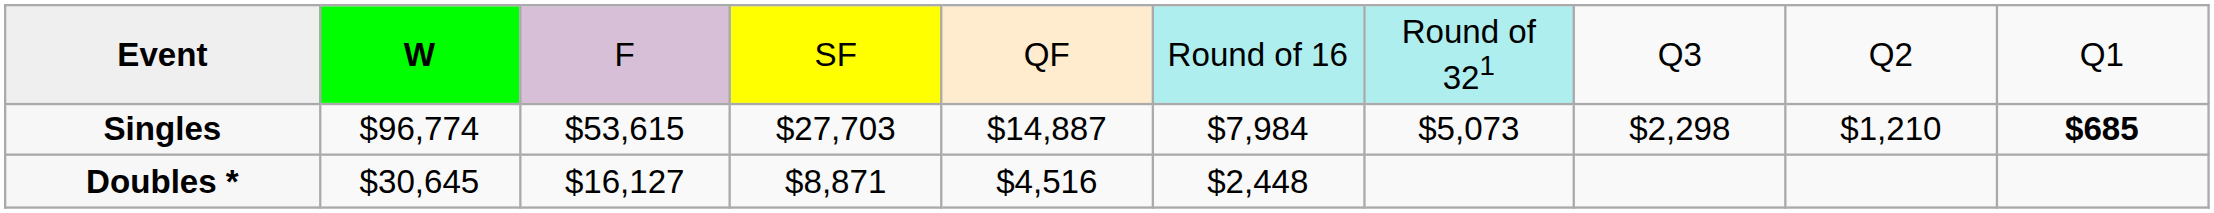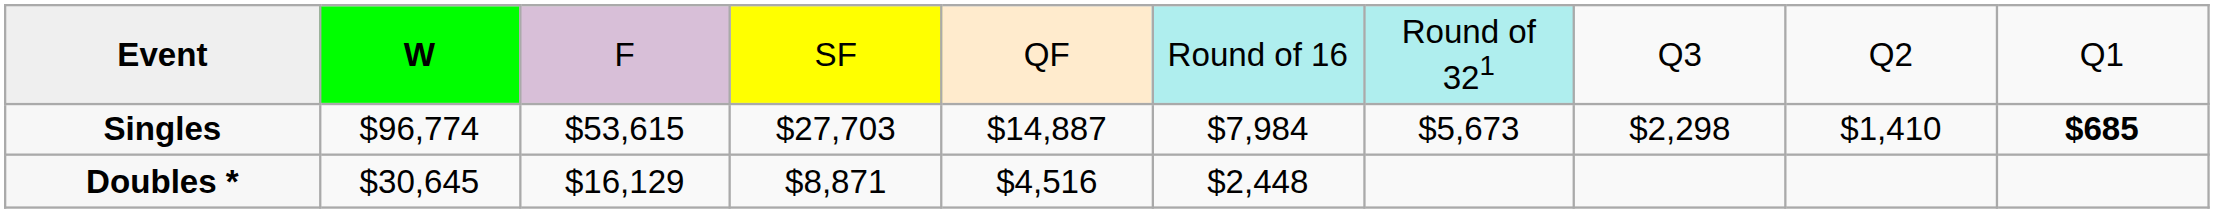(1469, 130) $5,073 -> (1469, 130) $5,673
(1891, 130) $1,210 -> (1891, 130) $1,410
(625, 182) $16,127 -> (625, 182) $16,129
